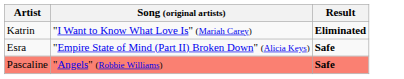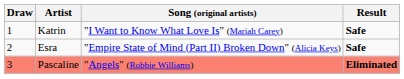+ column: (20, 13)
(340, 30) Eliminated -> (356, 30) Safe
(325, 64) Safe -> (371, 64) Eliminated
